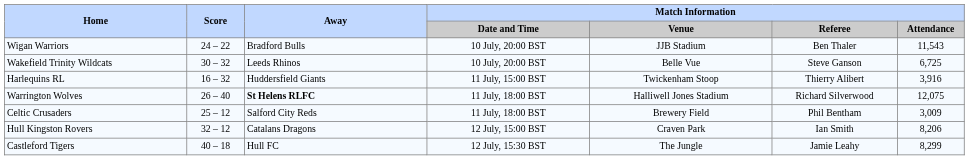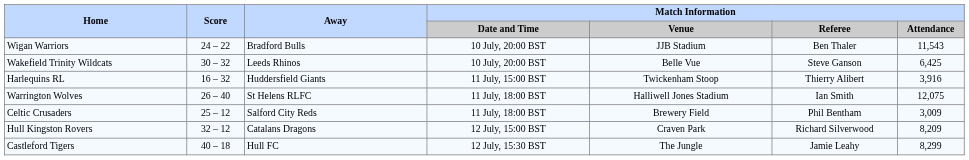(931, 63) 6,725 -> (931, 63) 6,425
(281, 96) bold -> (279, 96) normal
(835, 96) Richard Silverwood -> (835, 96) Ian Smith
(835, 129) Ian Smith -> (835, 129) Richard Silverwood
(931, 129) 8,206 -> (931, 129) 8,209
